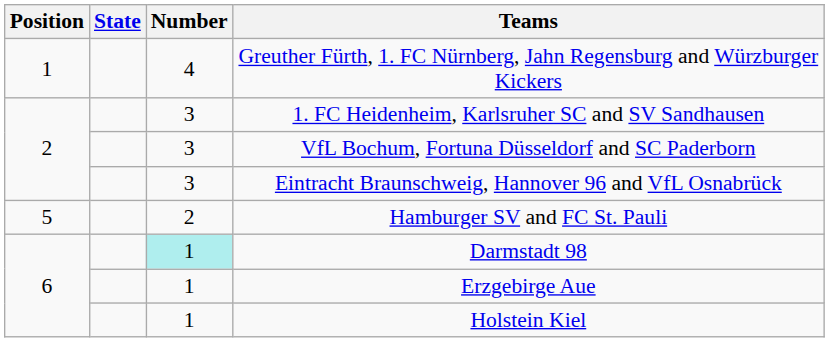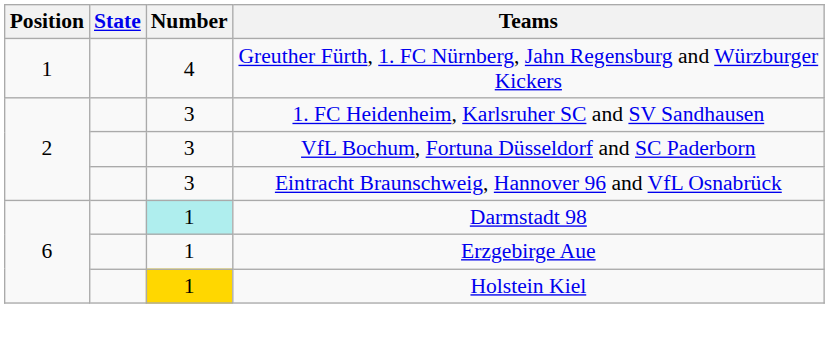- row: (528, 217)
(189, 319) no background -> (189, 285) gold background
